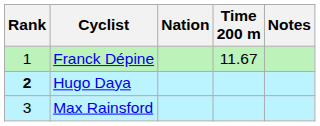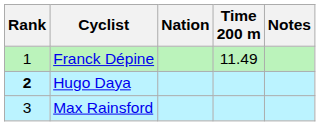(239, 58) 11.67 -> (239, 58) 11.49
